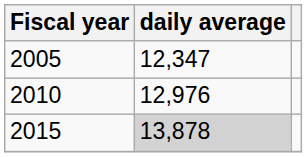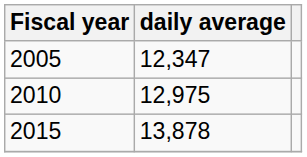(175, 95) 12,976 -> (175, 95) 12,975
(175, 132) lightgrey background -> (175, 132) no background
